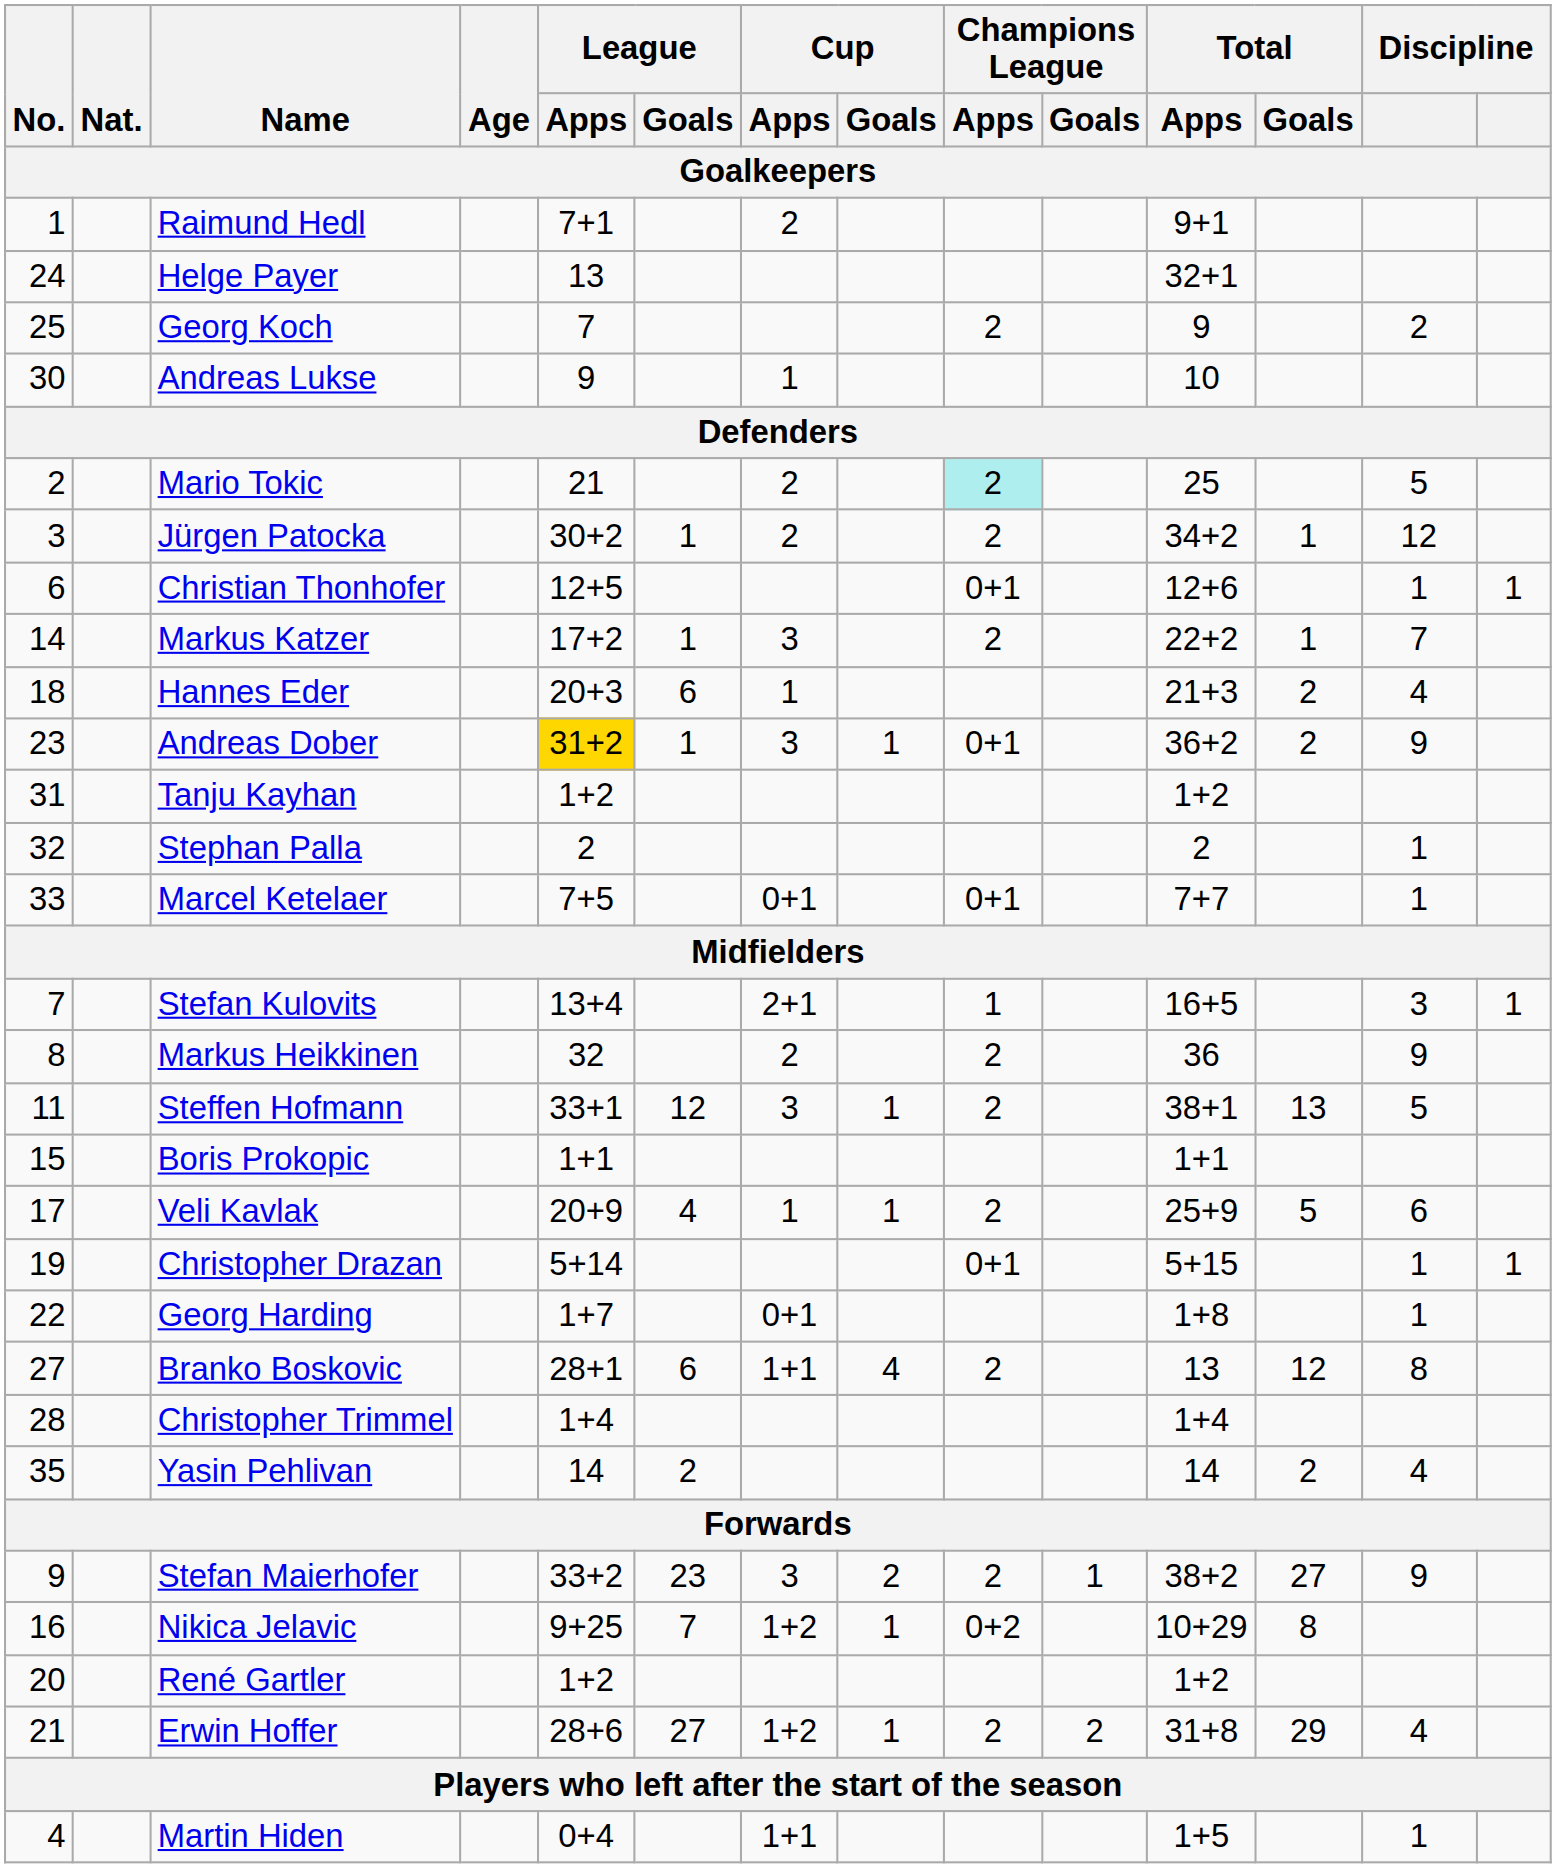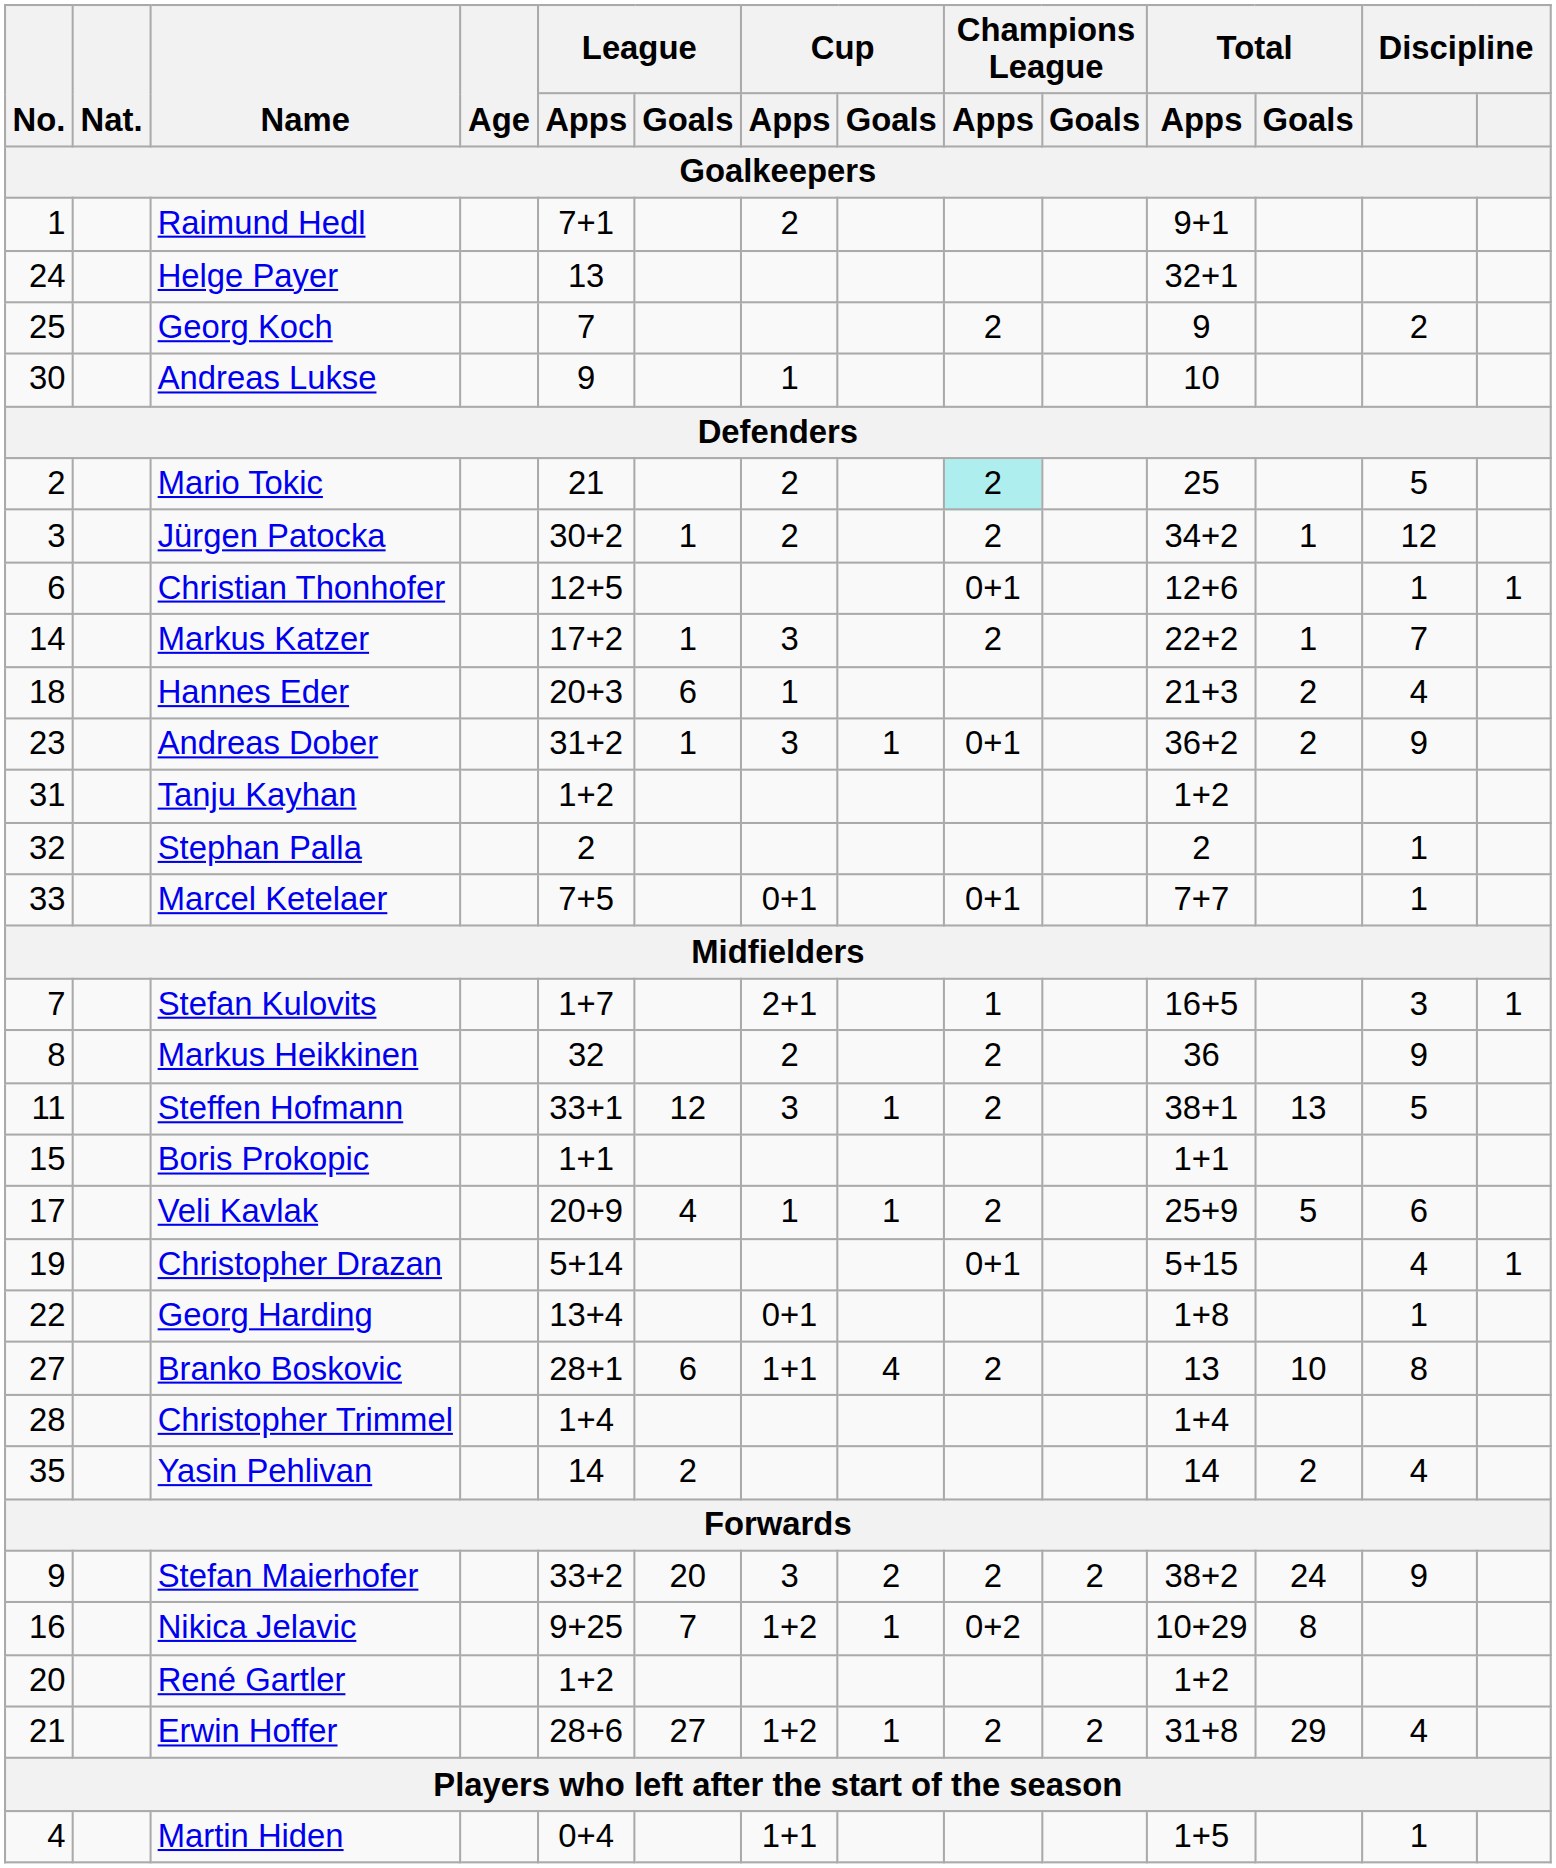(586, 743) gold background -> (586, 743) no background
(586, 1003) 13+4 -> (586, 1003) 1+7
(1419, 1263) 1 -> (1419, 1263) 4
(586, 1315) 1+7 -> (586, 1315) 13+4
(1308, 1367) 12 -> (1308, 1367) 10
(688, 1575) 23 -> (688, 1575) 20
(1095, 1575) 1 -> (1095, 1575) 2
(1308, 1575) 27 -> (1308, 1575) 24
